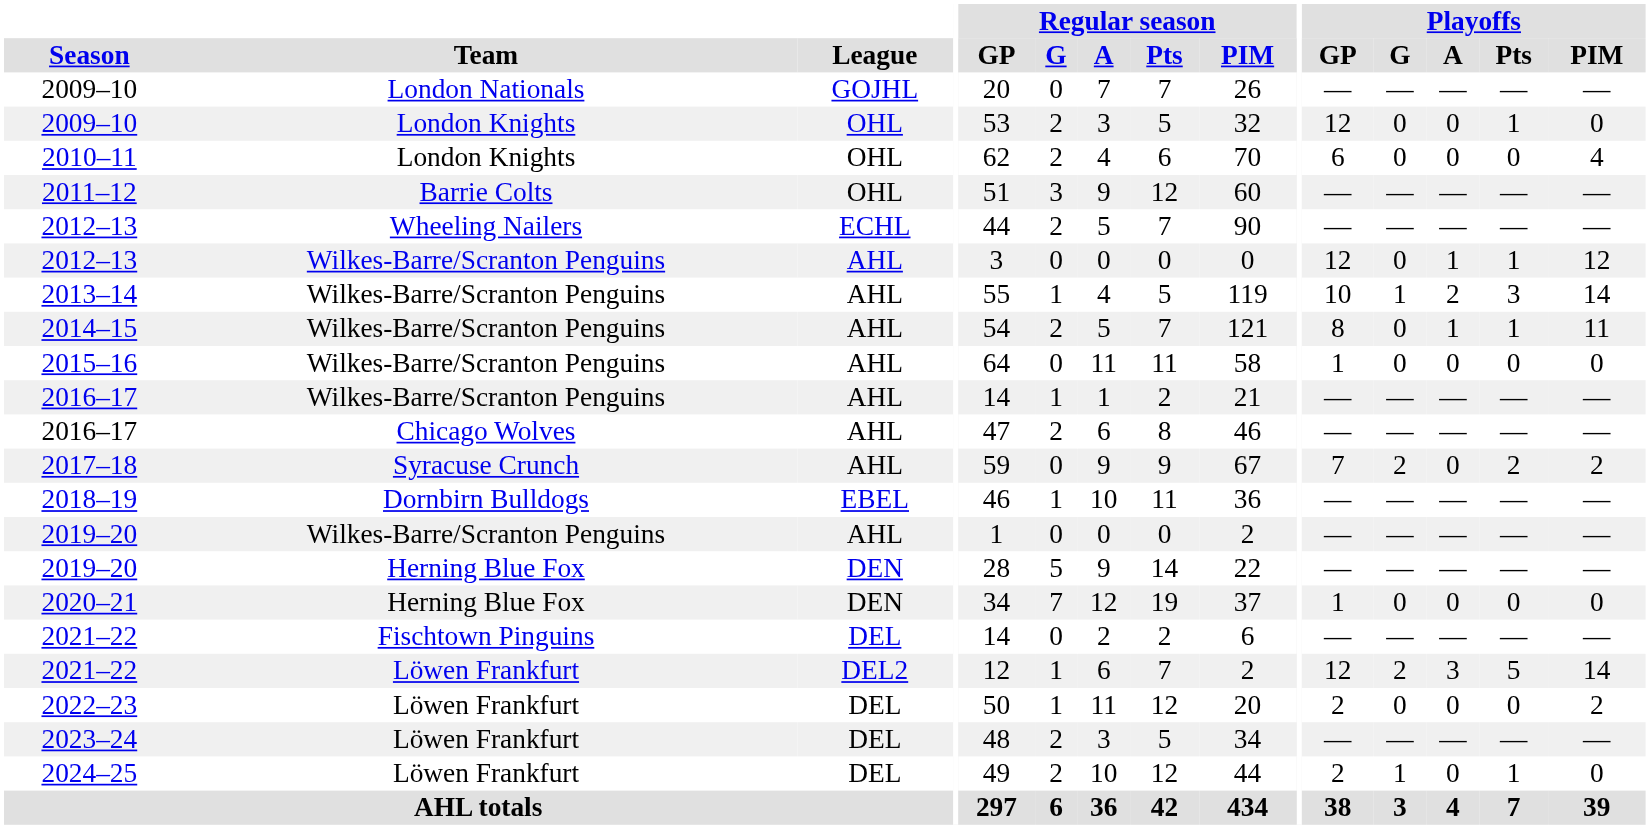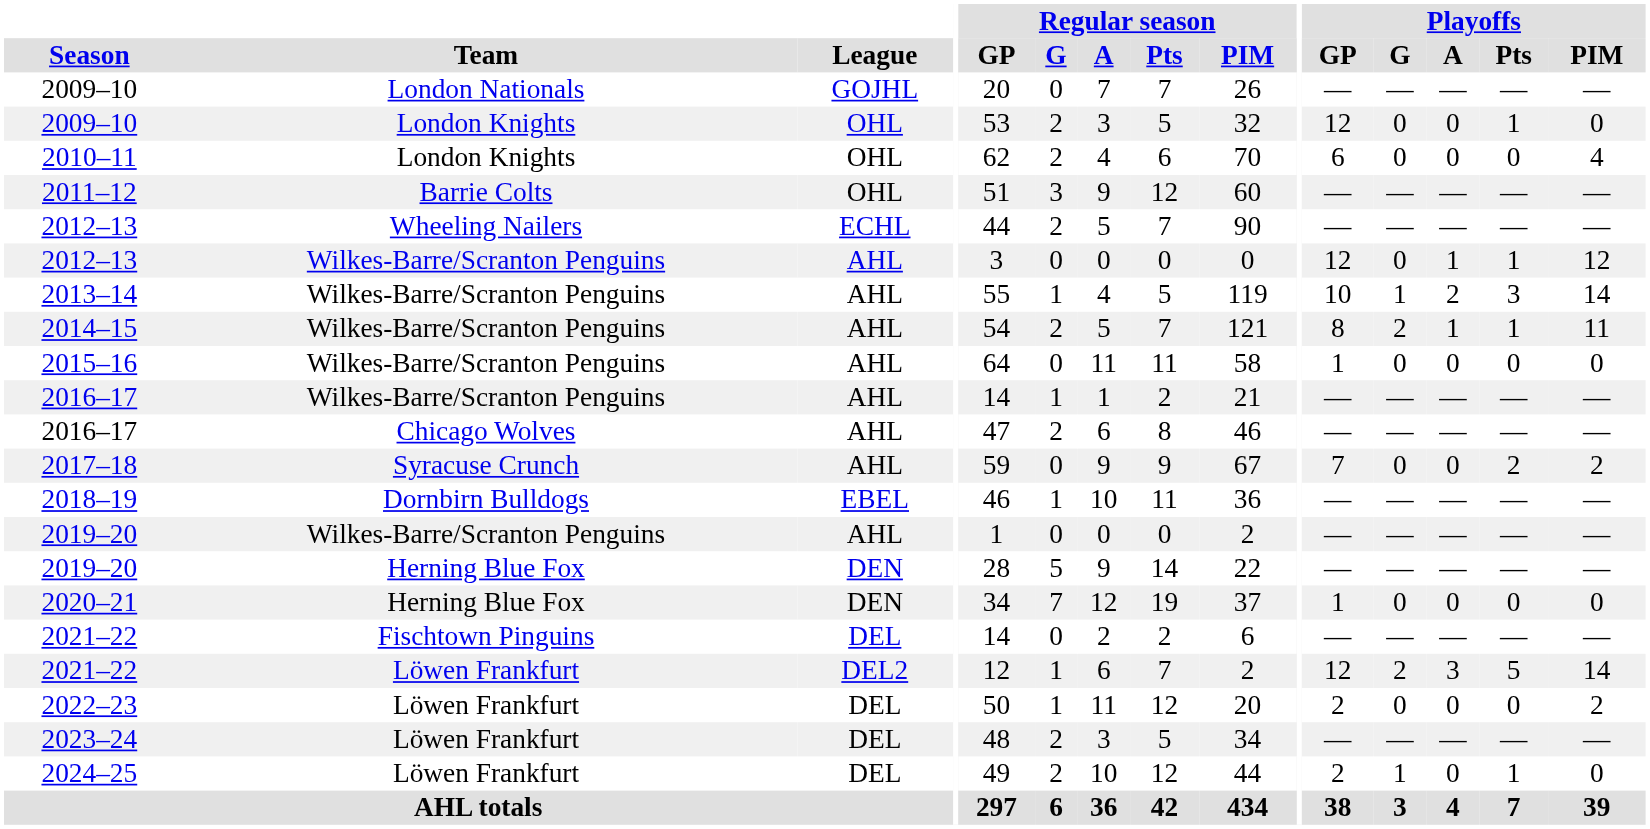(1400, 328) 0 -> (1400, 328) 2
(1400, 465) 2 -> (1400, 465) 0
